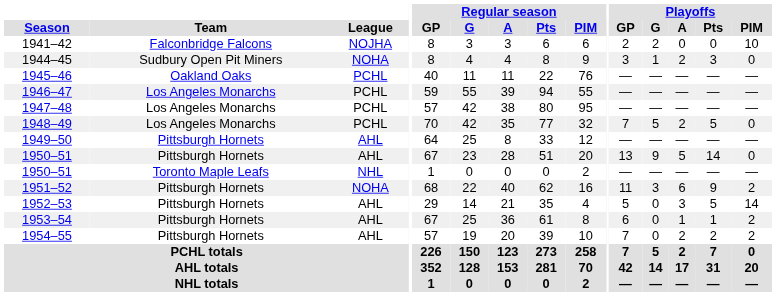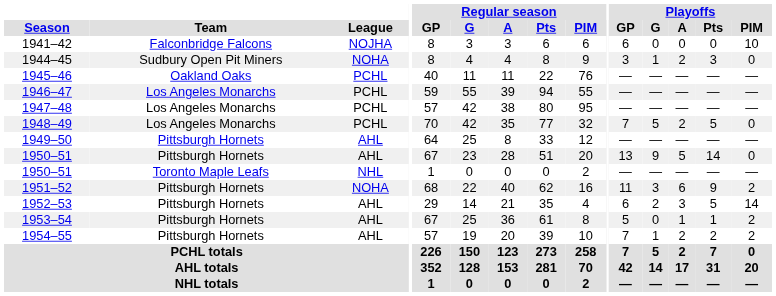(626, 44) 2 -> (626, 44) 6
(656, 44) 2 -> (656, 44) 0
(626, 204) 5 -> (626, 204) 6
(656, 204) 0 -> (656, 204) 2
(626, 220) 6 -> (626, 220) 5
(656, 236) 0 -> (656, 236) 1
